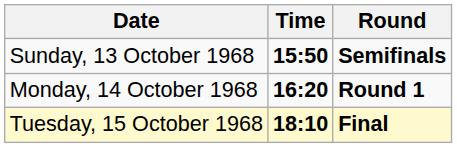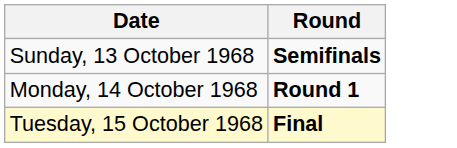- column: (301, 21)
